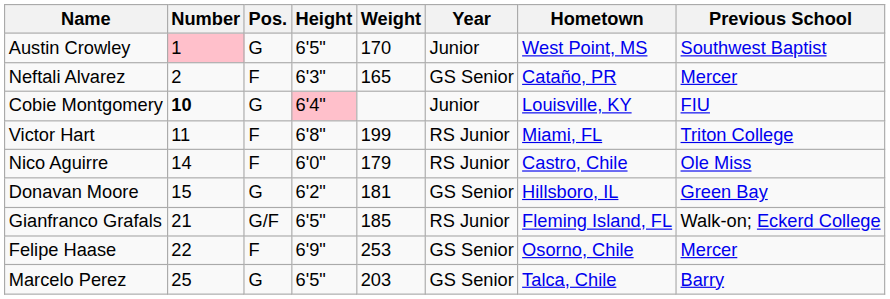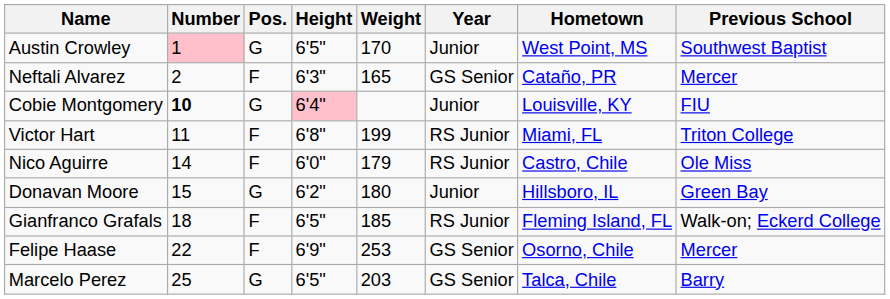(376, 192) 181 -> (376, 192) 180
(472, 192) GS Senior -> (454, 192) Junior
(181, 221) 21 -> (181, 221) 18
(264, 221) G/F -> (254, 221) F
